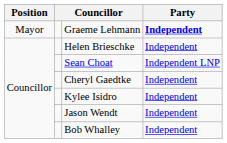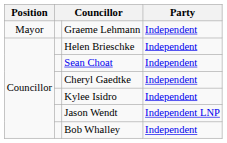(174, 29) bold -> (171, 29) normal
(183, 63) Independent LNP -> (171, 63) Independent
(171, 113) Independent -> (183, 113) Independent LNP
